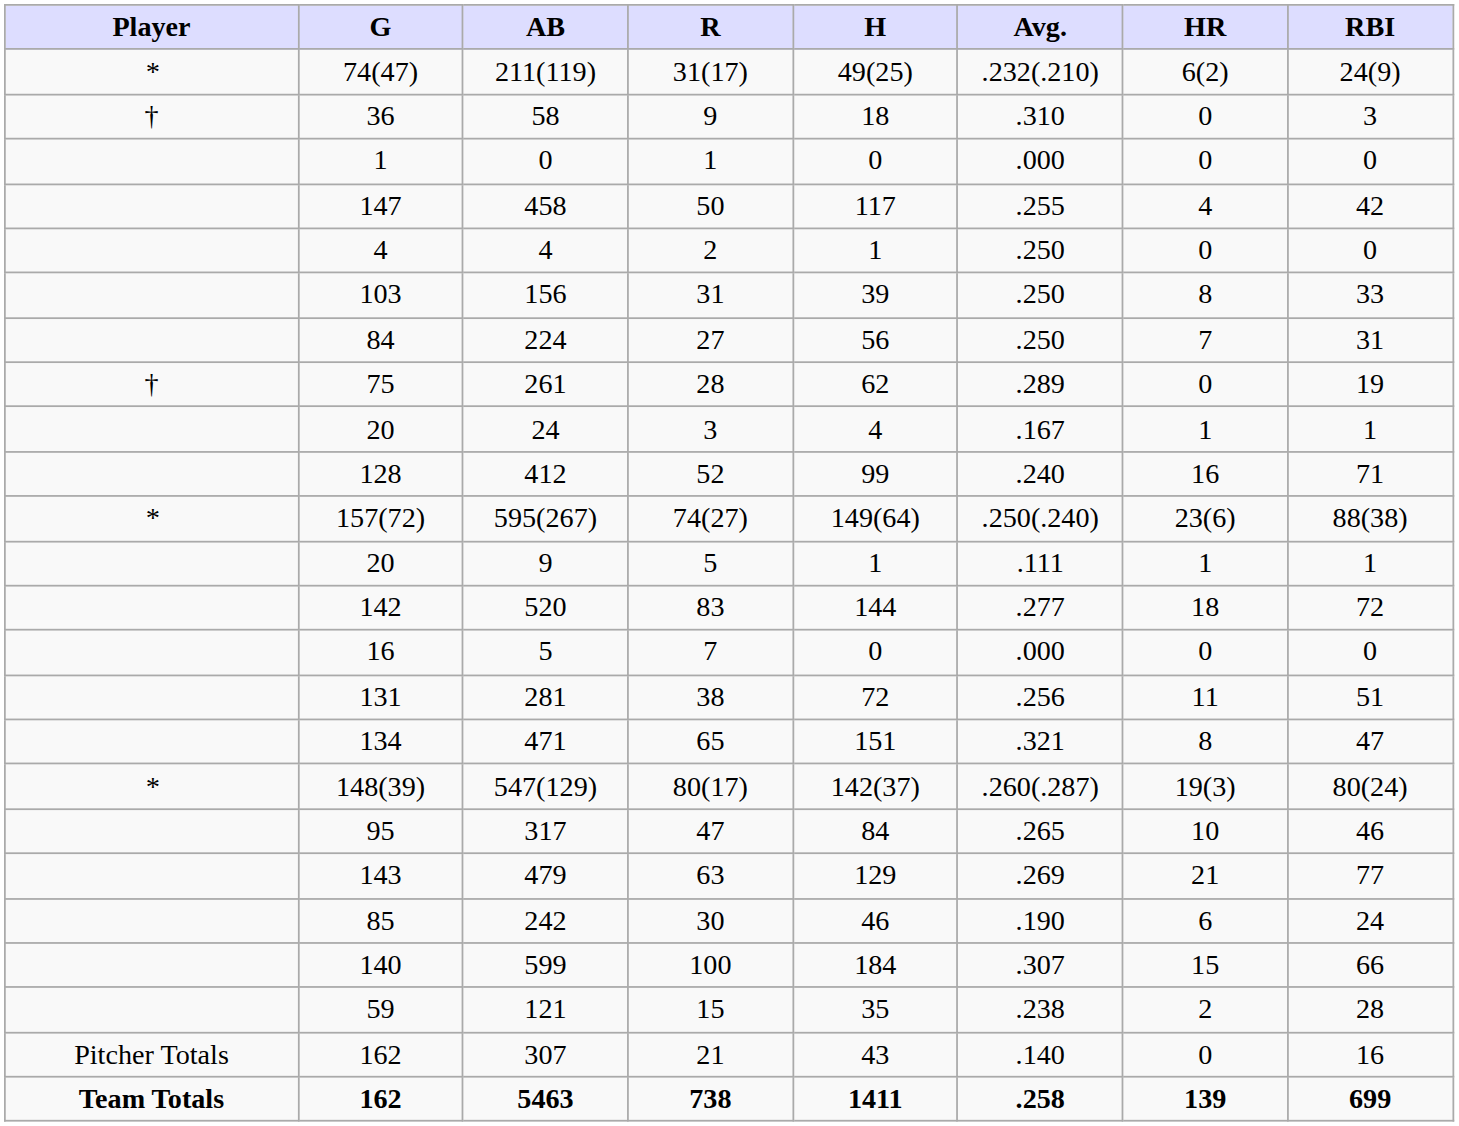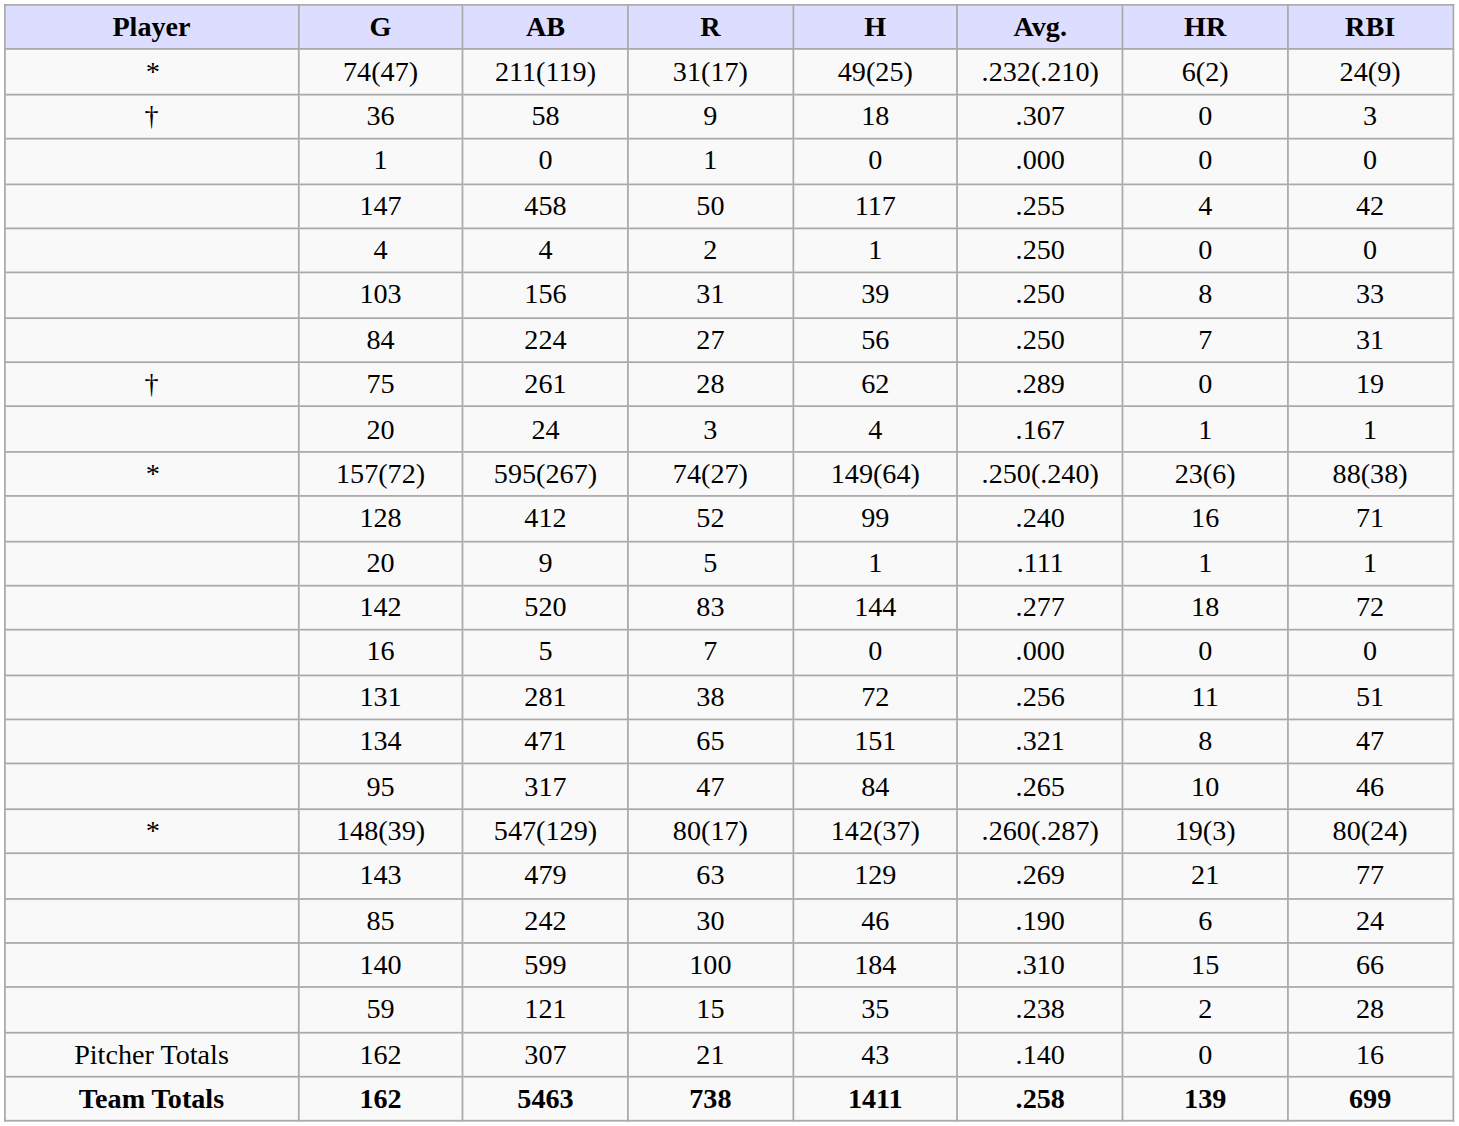(1040, 116) .310 -> (1040, 116) .307
rows swapped: (545, 473) <-> (545, 518)
rows swapped: (545, 830) <-> (545, 786)
(1040, 964) .307 -> (1040, 964) .310
